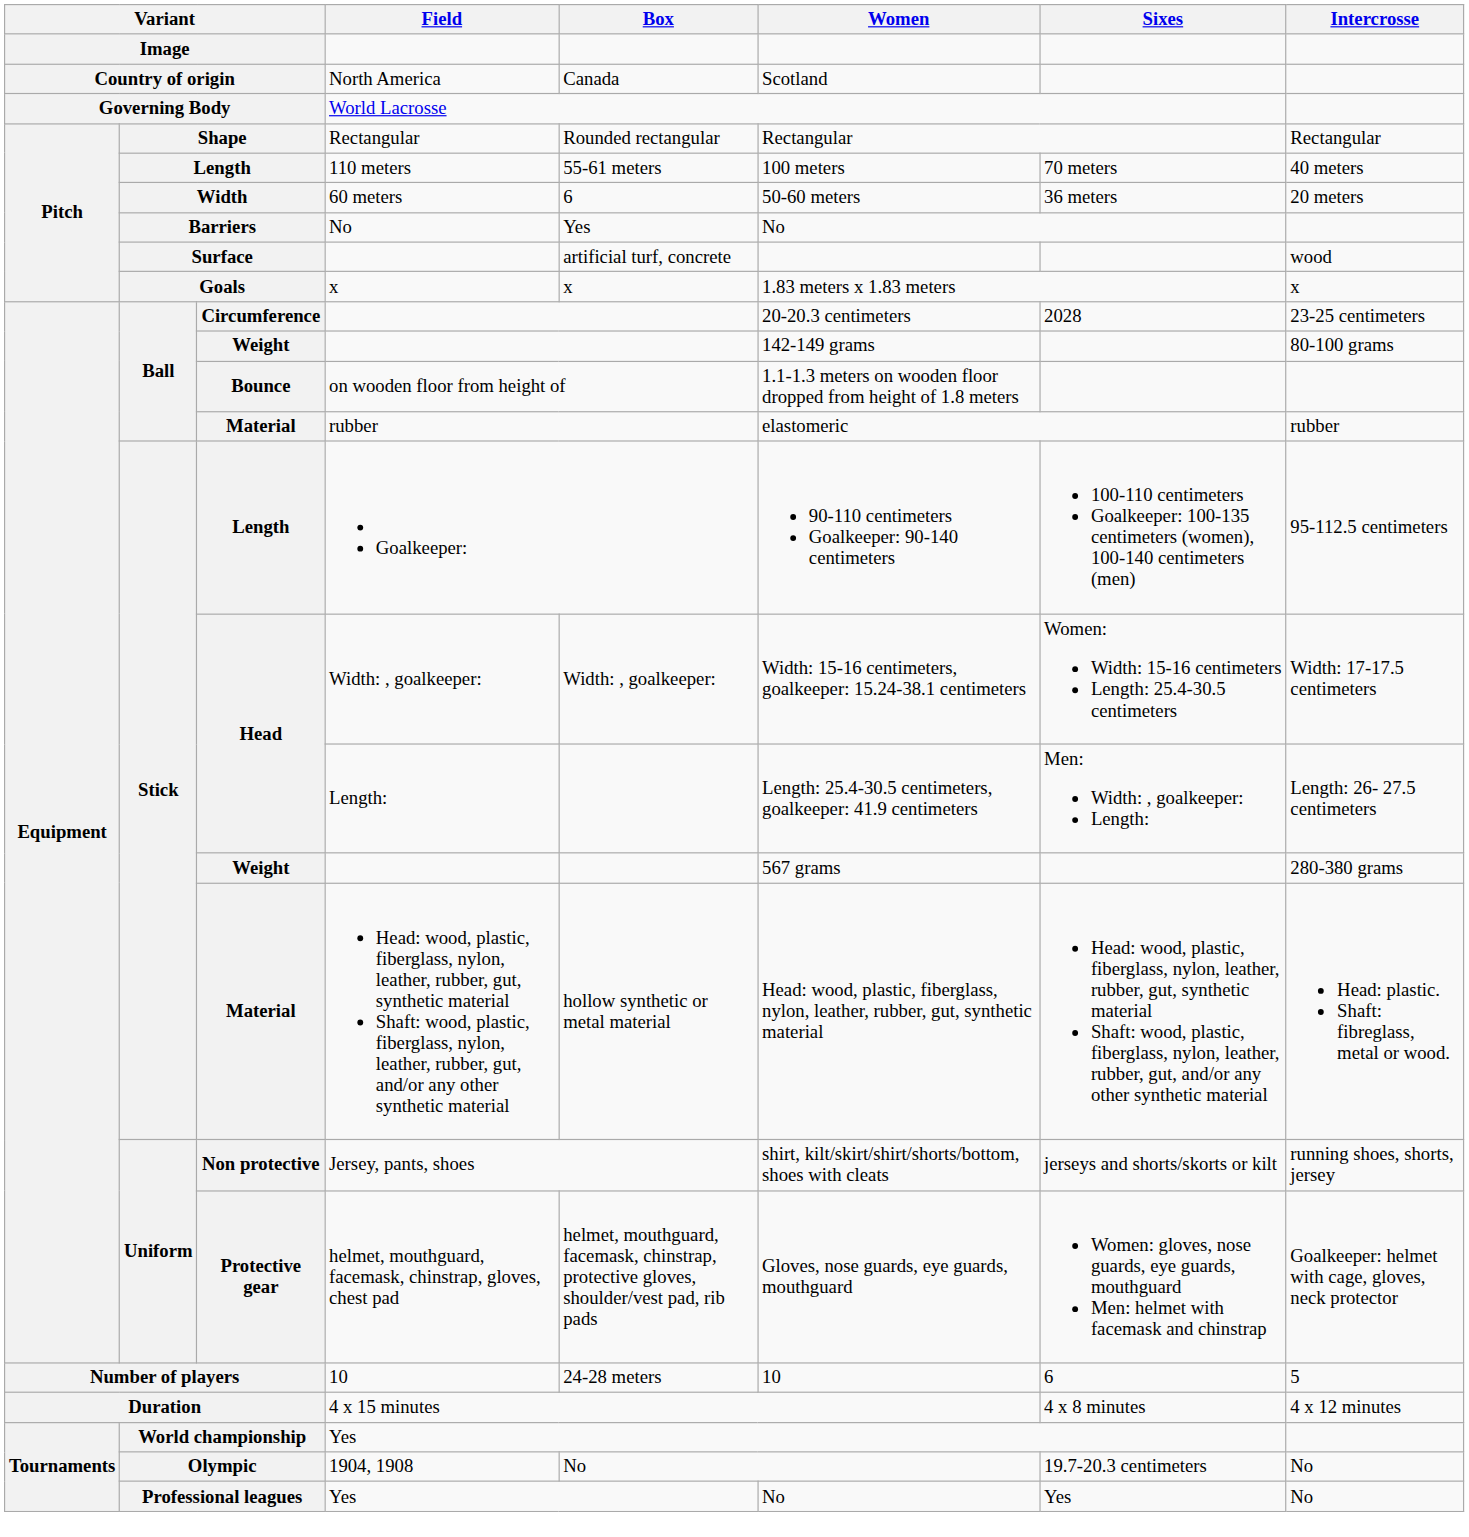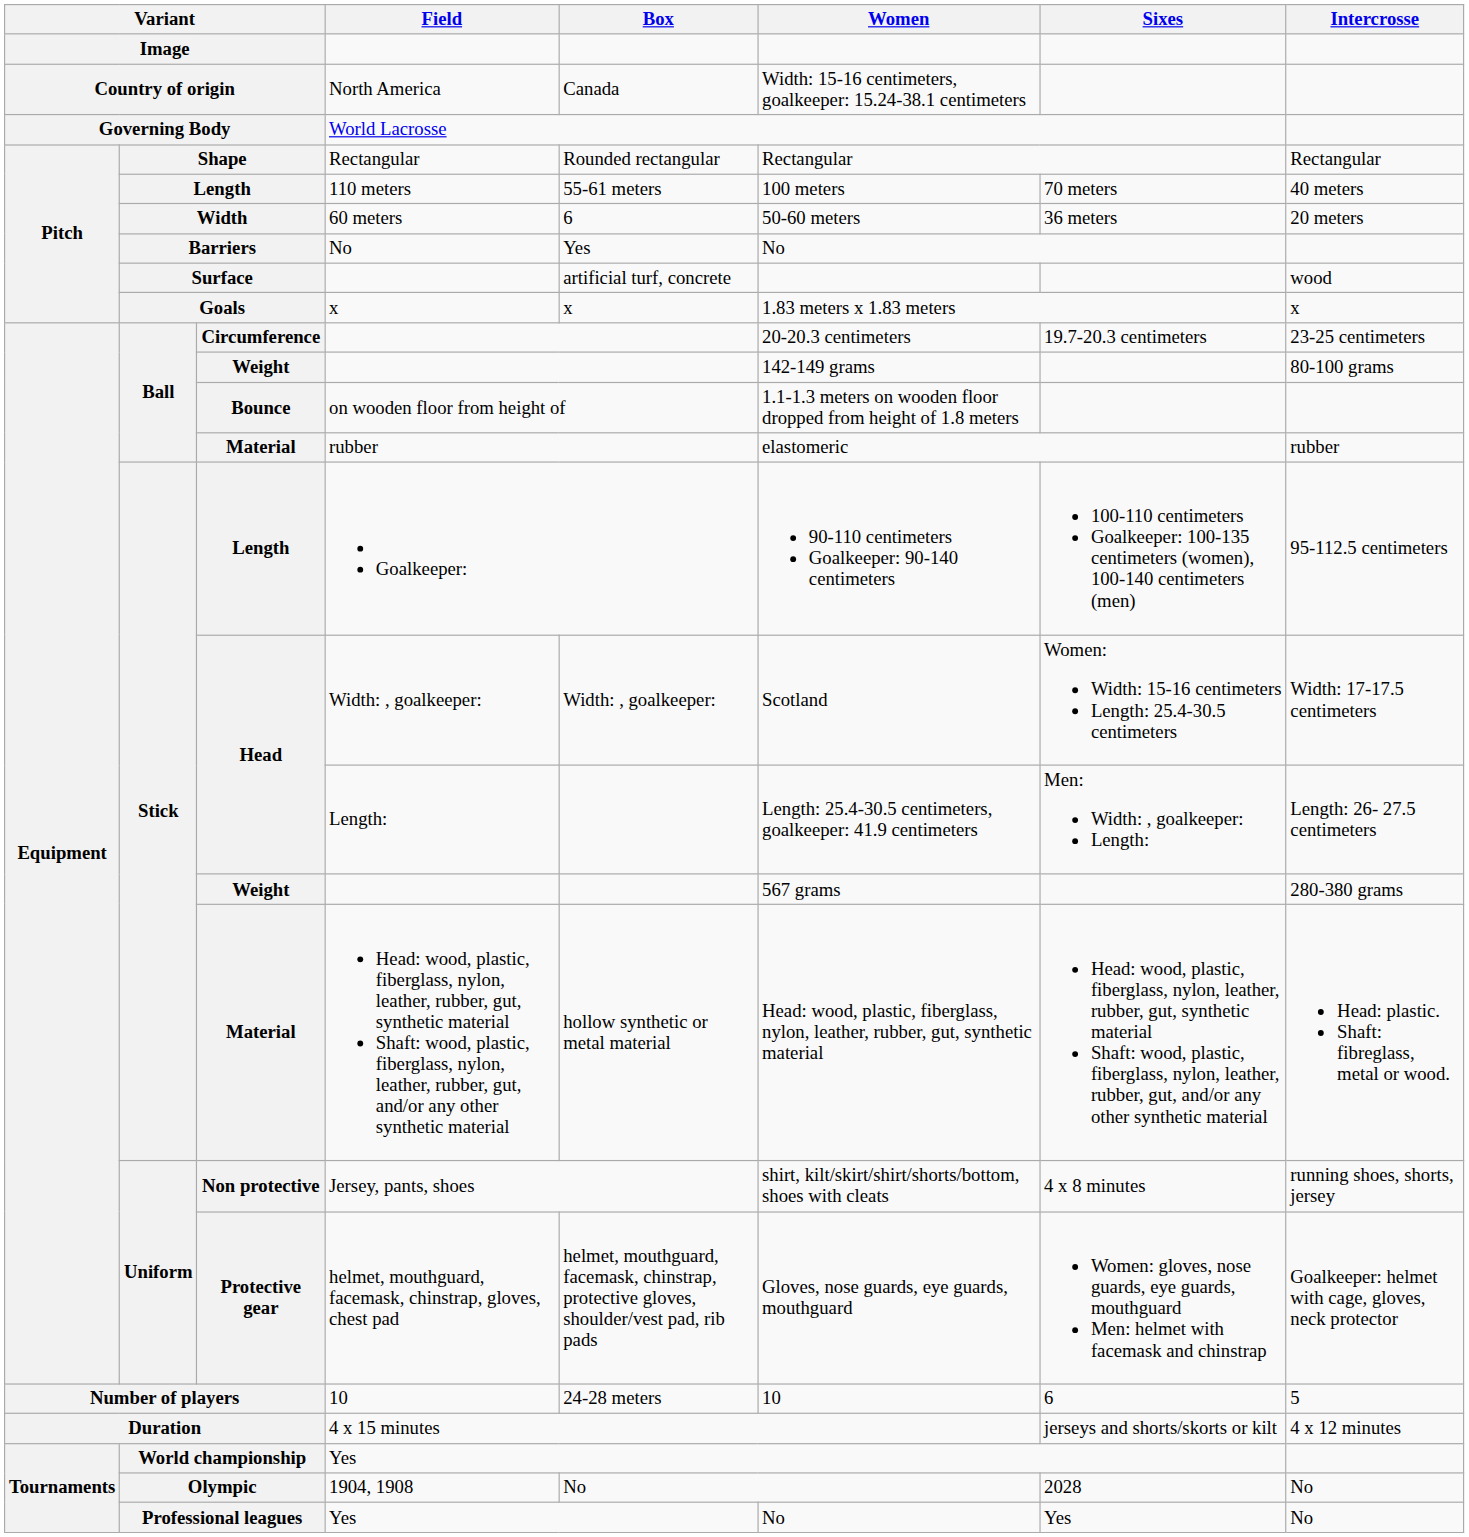(795, 78) Scotland -> (894, 89) Width: 15-16 centimeters, goalkeeper: 15.24-38.1 centimeters
(1063, 316) 2028 -> (1125, 337) 19.7-20.3 centimeters
(894, 678) Width: 15-16 centimeters, goalkeeper: 15.24-38.1 centimeters -> (795, 699) Scotland
(1161, 1164) jerseys and shorts/skorts or kilt -> (1095, 1185) 4 x 8 minutes
(1095, 1407) 4 x 8 minutes -> (1161, 1428) jerseys and shorts/skorts or kilt
(1125, 1466) 19.7-20.3 centimeters -> (1063, 1487) 2028
